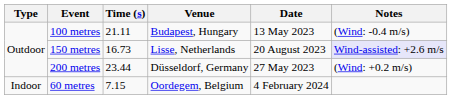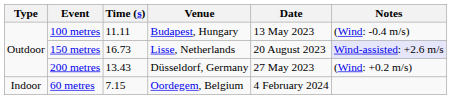(118, 31) 21.11 -> (118, 31) 11.11
(118, 67) 23.44 -> (118, 67) 13.43
